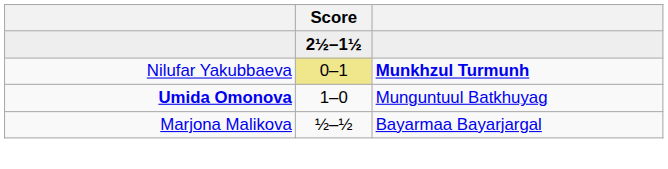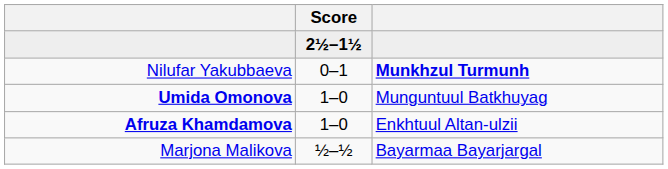(334, 71) khaki background -> (334, 71) no background
+ row: (208, 124)
